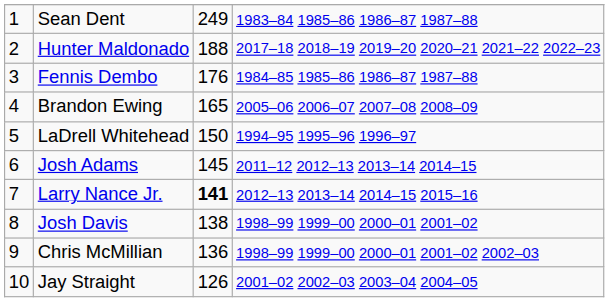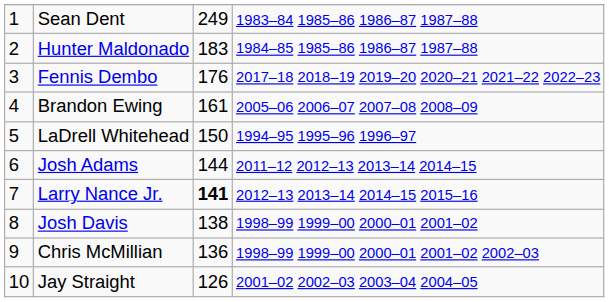(213, 48) 188 -> (213, 48) 183
(418, 48) 2017–18 2018–19 2019–20 2020–21 2021–22 2022–23 -> (357, 48) 1984–85 1985–86 1986–87 1987–88
(357, 78) 1984–85 1985–86 1986–87 1987–88 -> (418, 78) 2017–18 2018–19 2019–20 2020–21 2021–22 2022–23
(213, 106) 165 -> (213, 106) 161
(213, 164) 145 -> (213, 164) 144
